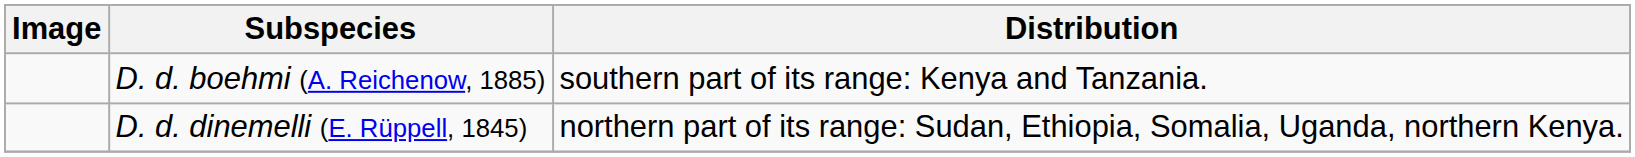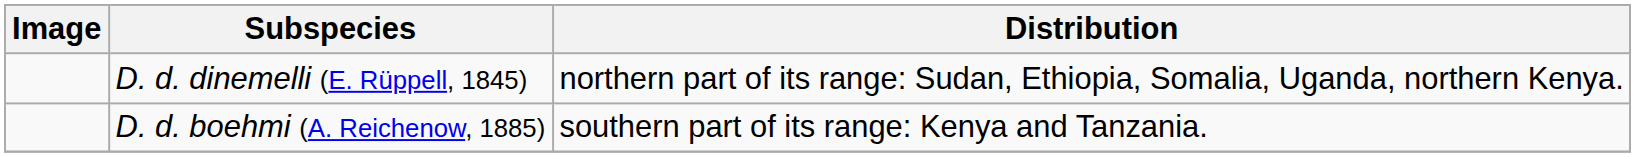rows swapped: (321, 126) <-> (330, 77)
